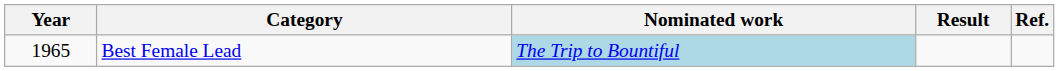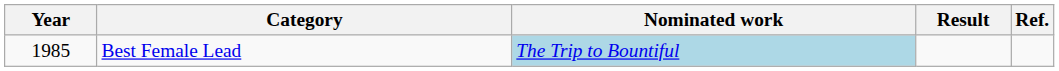(51, 50) 1965 -> (51, 50) 1985
